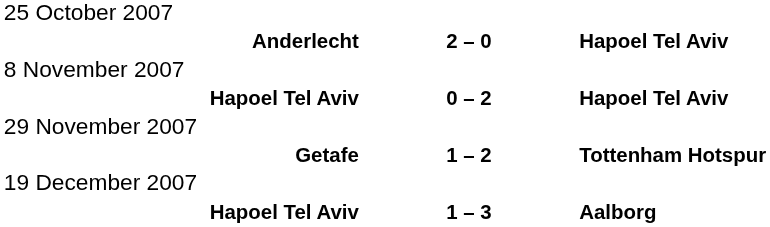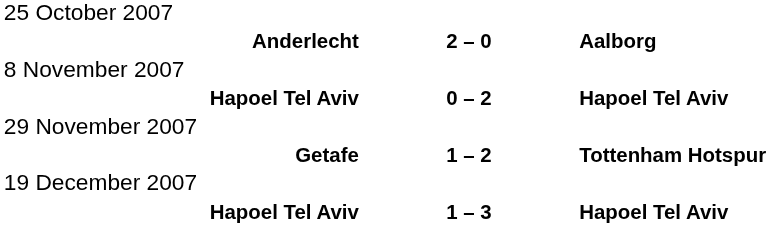(654, 41) Hapoel Tel Aviv -> (618, 41) Aalborg
(618, 212) Aalborg -> (654, 212) Hapoel Tel Aviv
